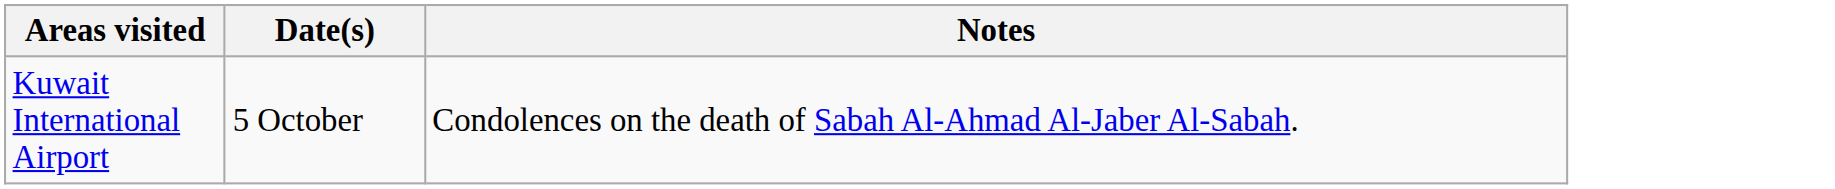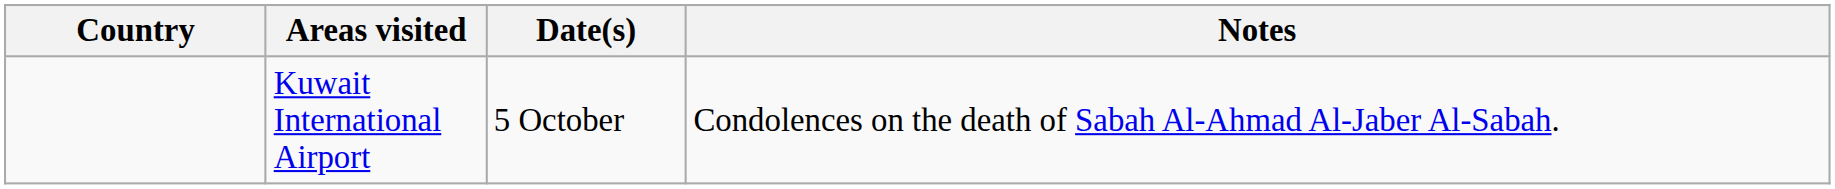+ column: (136, 30)
